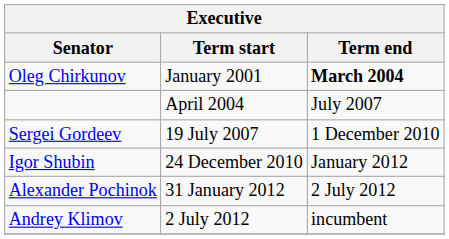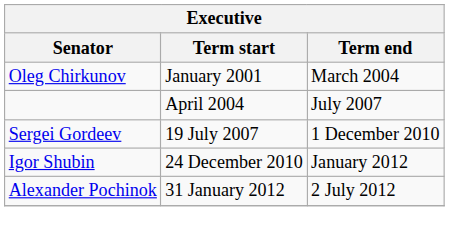(357, 76) bold -> (355, 76) normal
- row: (66, 219)
